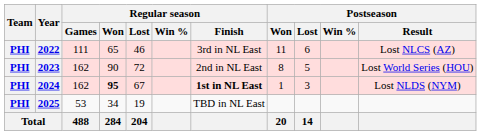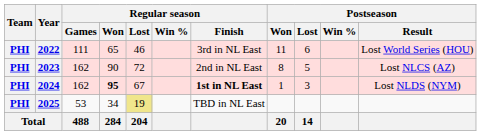(417, 49) Lost NLCS (AZ) -> (417, 49) Lost World Series (HOU)
(417, 67) Lost World Series (HOU) -> (417, 67) Lost NLCS (AZ)
(139, 103) no background -> (139, 103) khaki background
